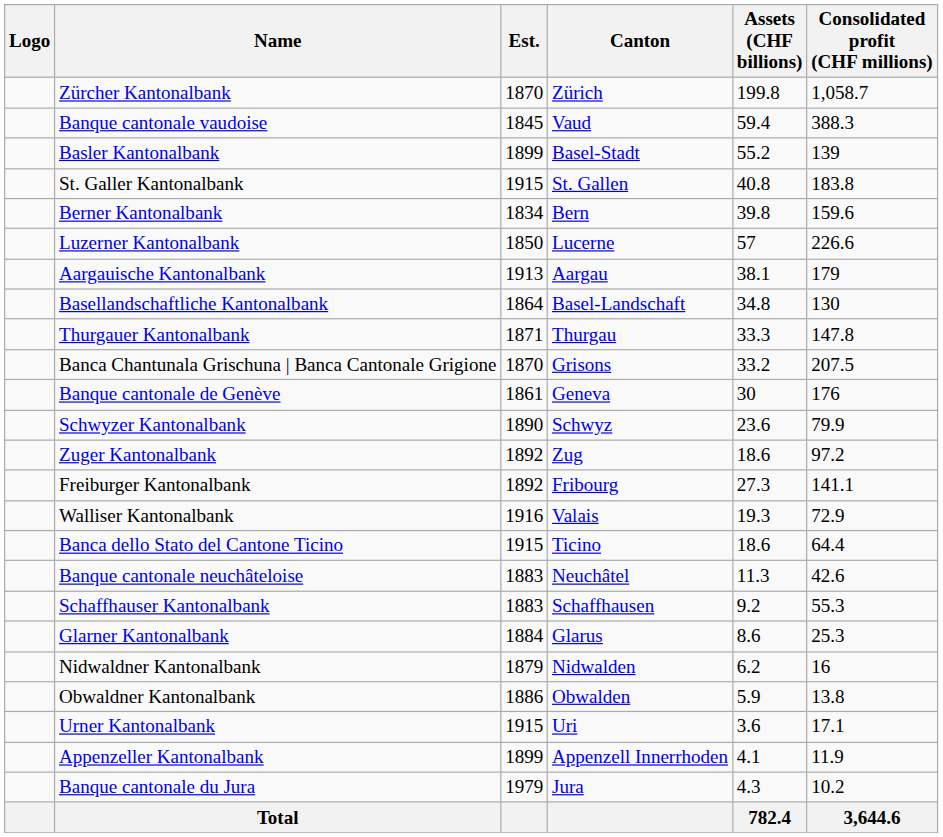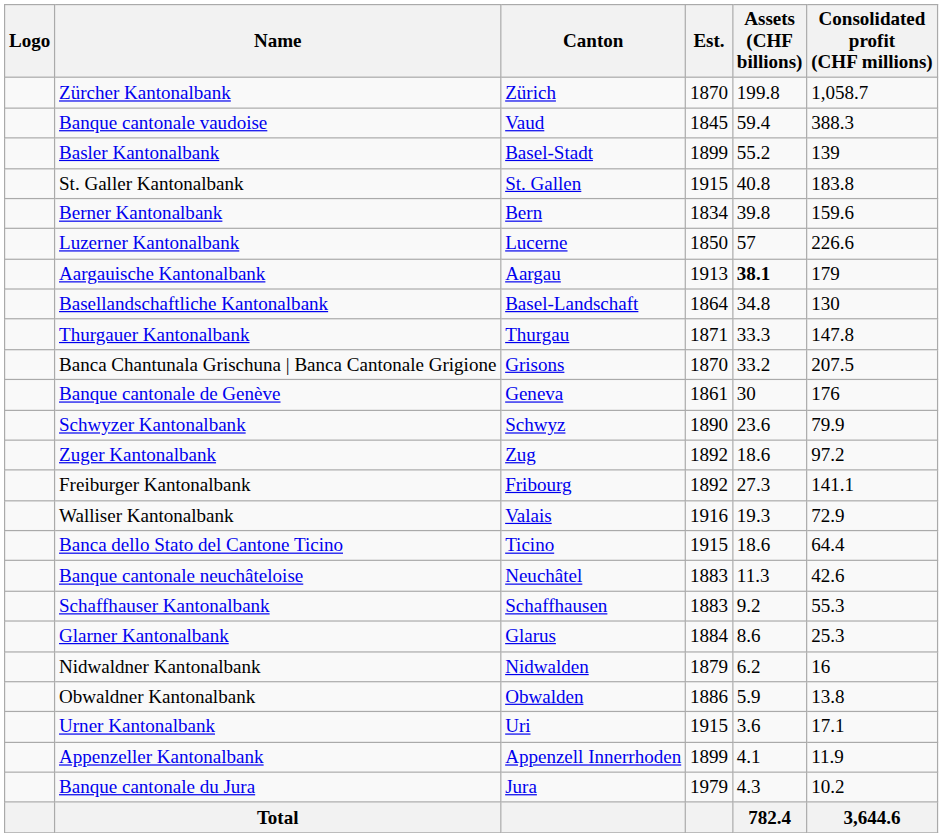columns swapped: (640, 41) <-> (524, 41)
(753, 273) normal -> (753, 273) bold
